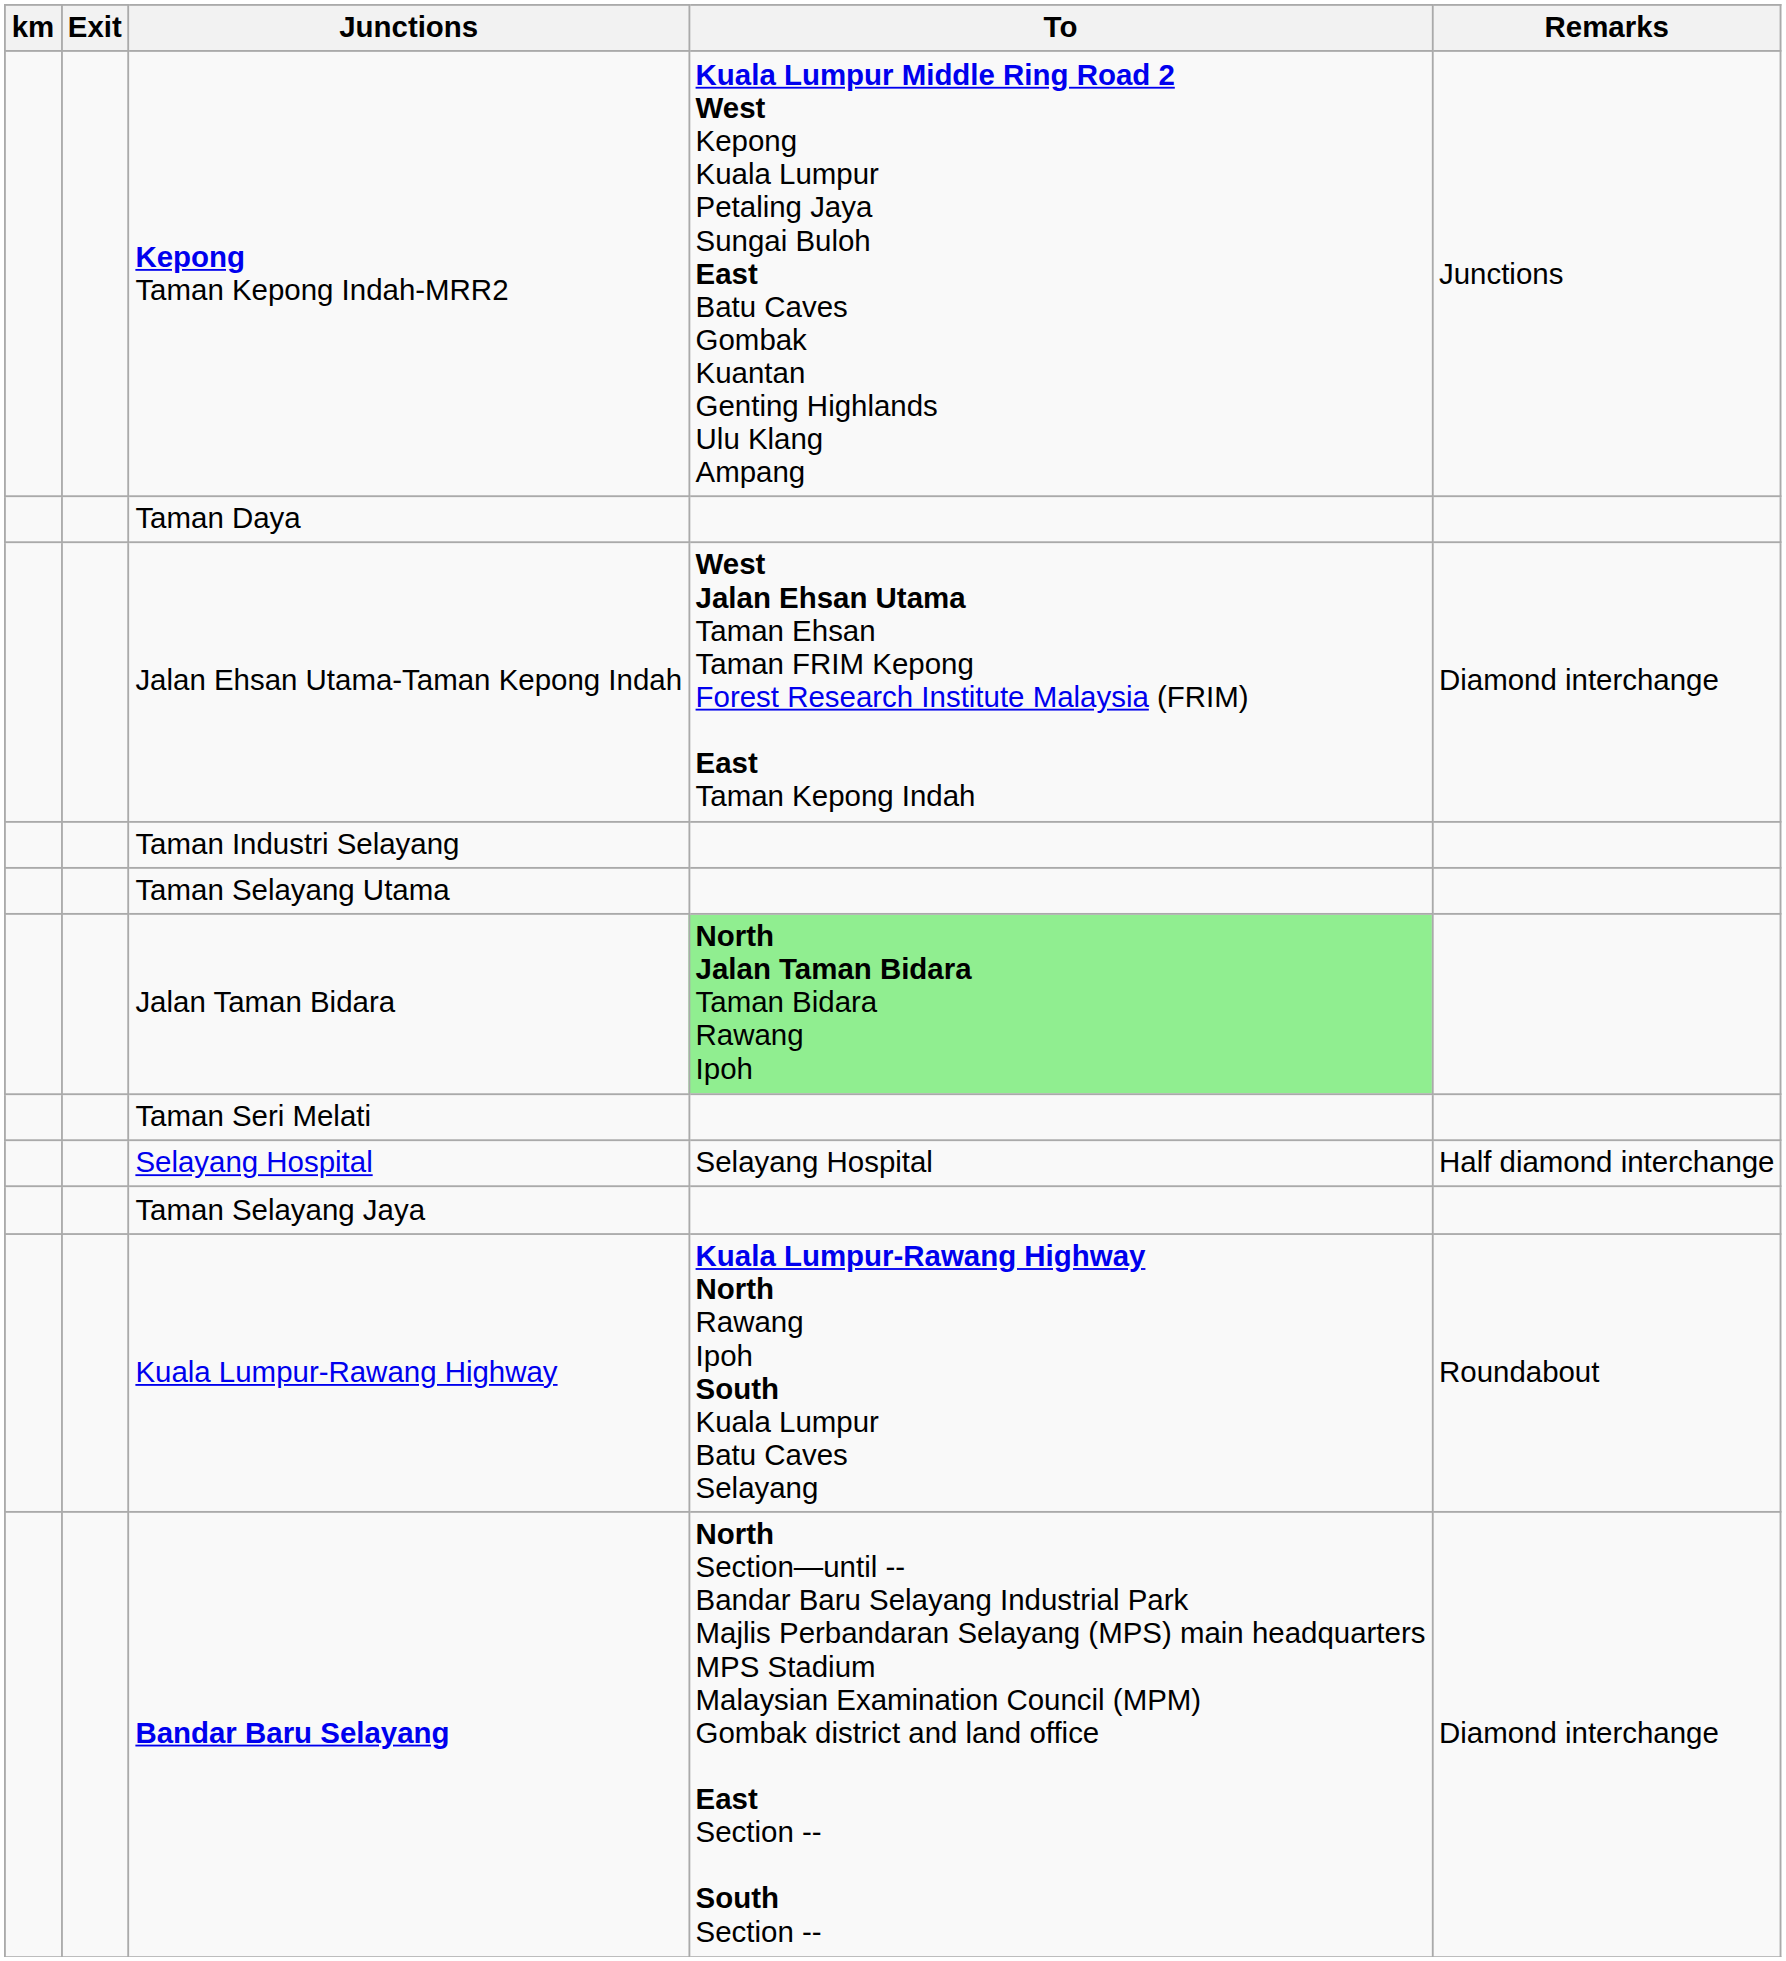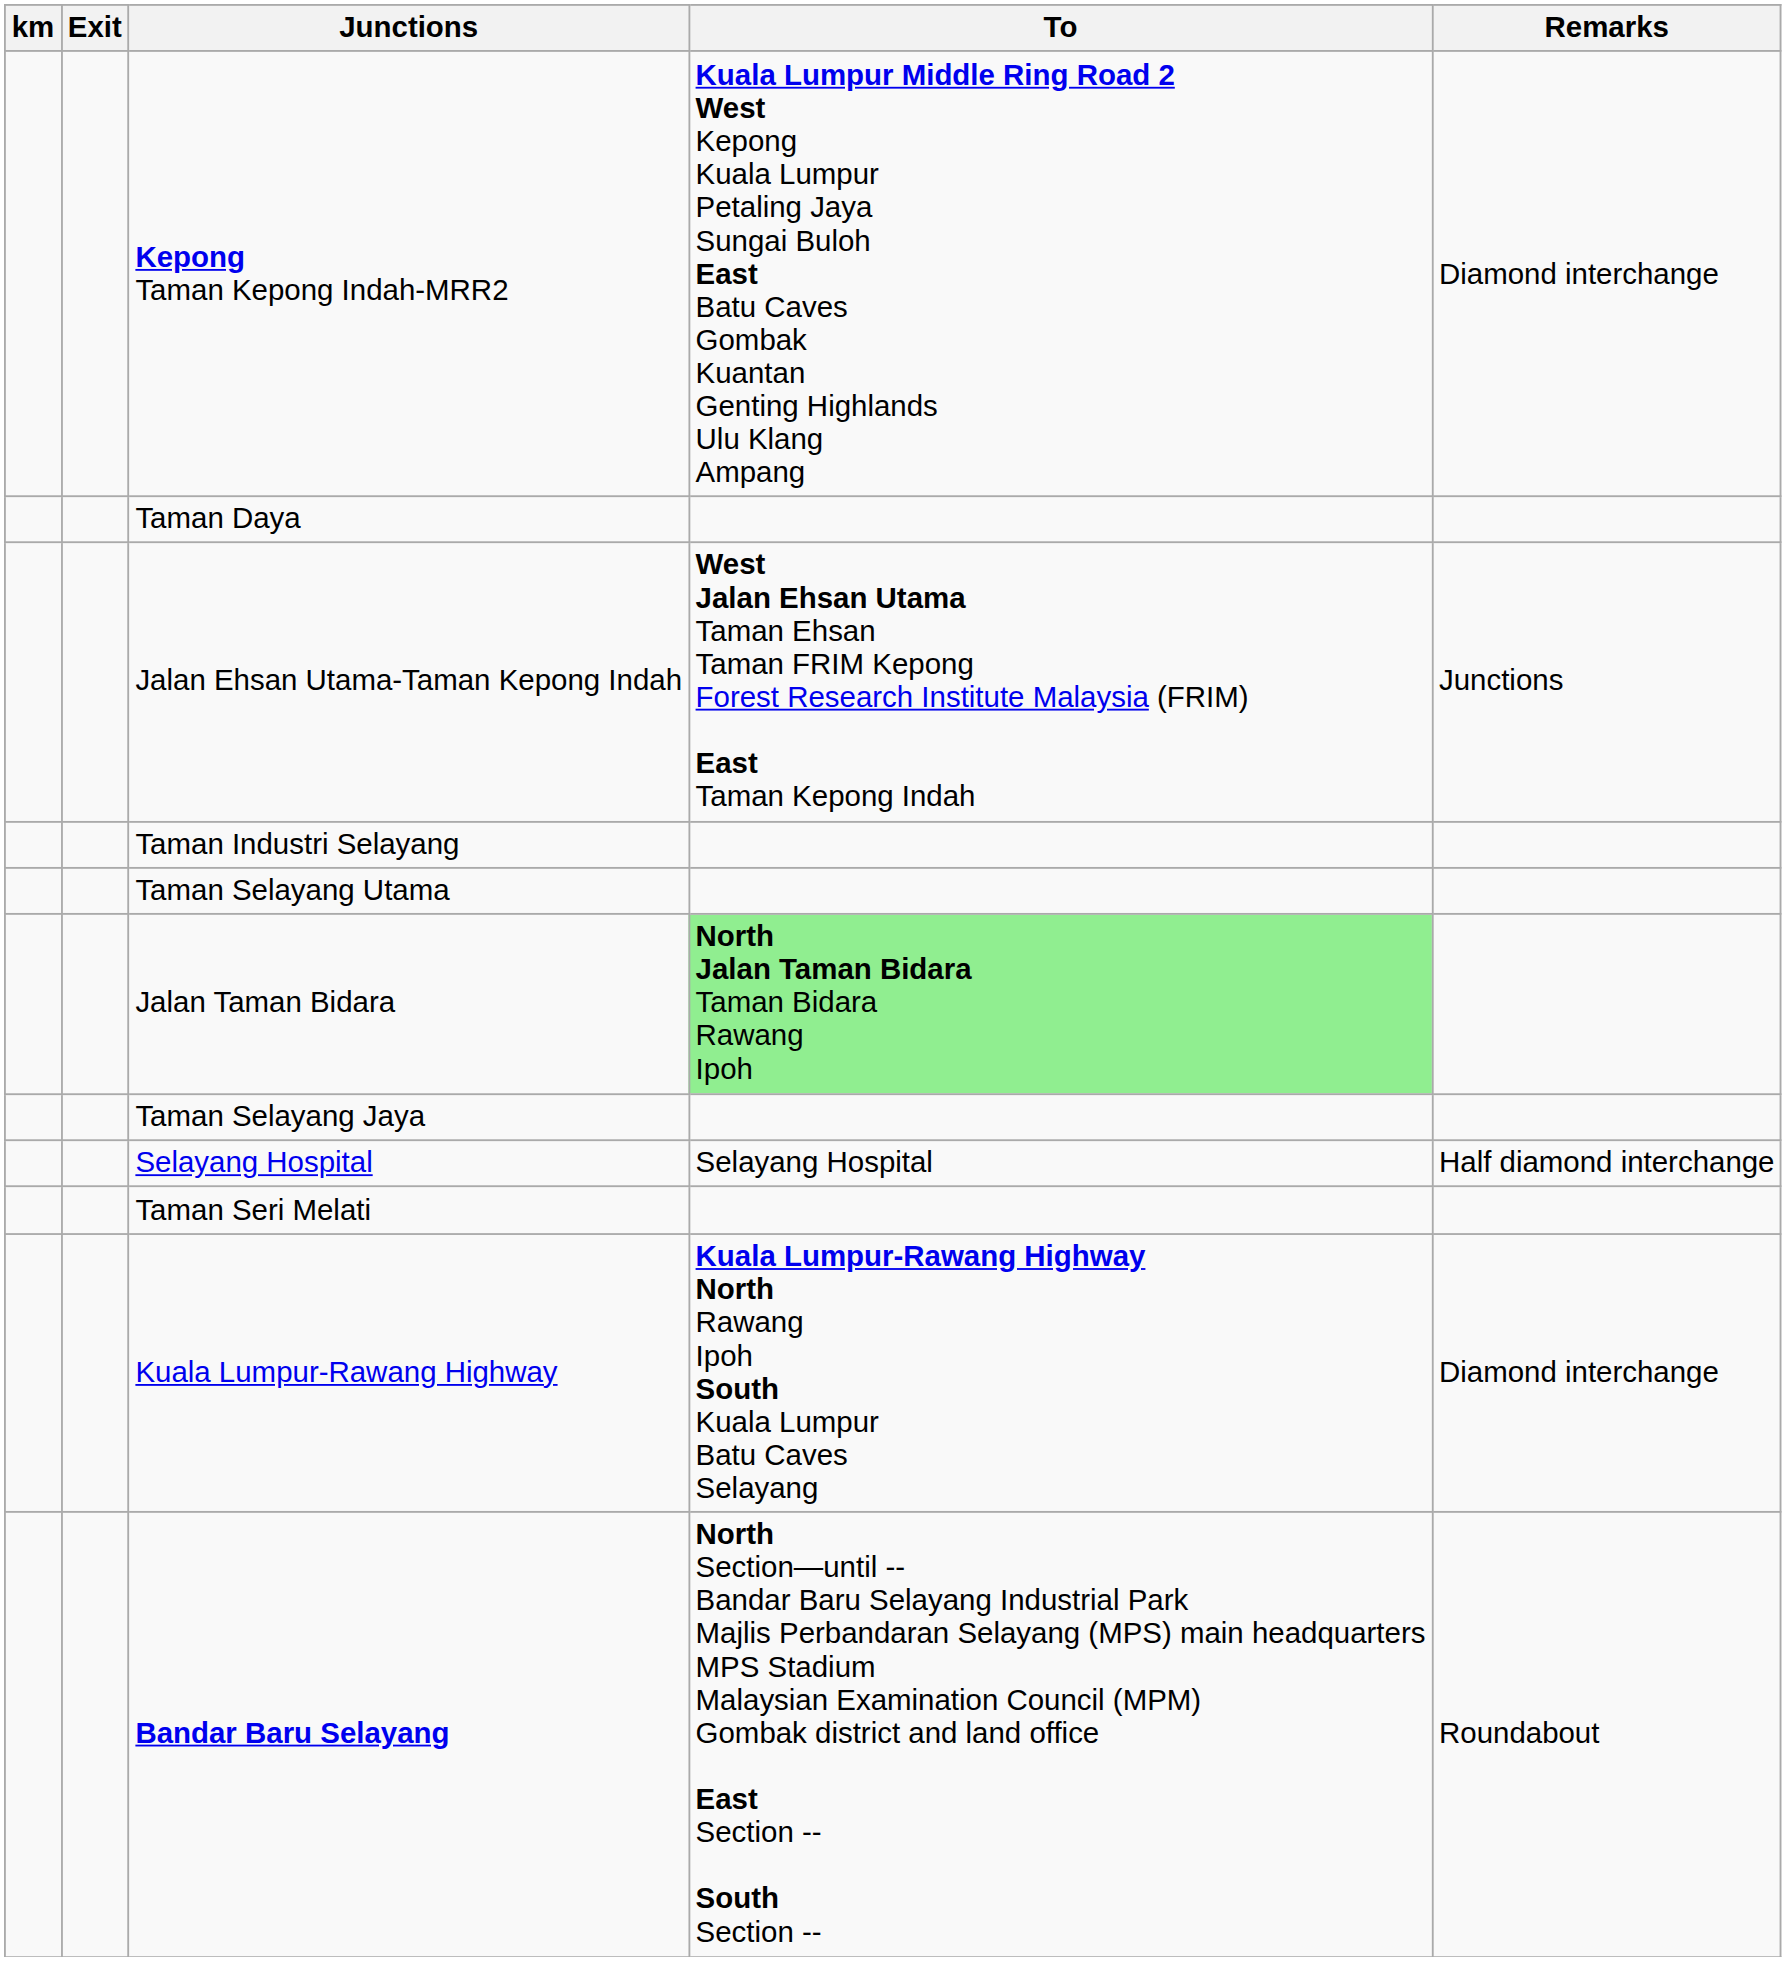(1501, 273) Junctions -> (1579, 273) Diamond interchange
(1579, 681) Diamond interchange -> (1501, 681) Junctions
rows swapped: (280, 1209) <-> (253, 1116)
(1519, 1372) Roundabout -> (1579, 1372) Diamond interchange
(1579, 1733) Diamond interchange -> (1519, 1733) Roundabout
